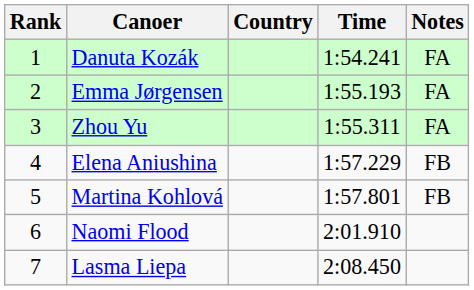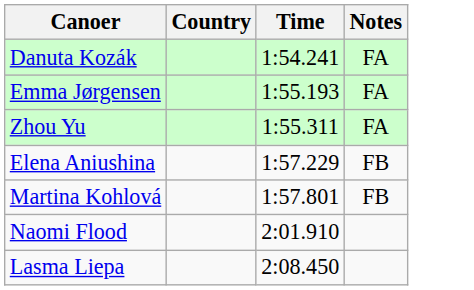- column: (36, 22)
